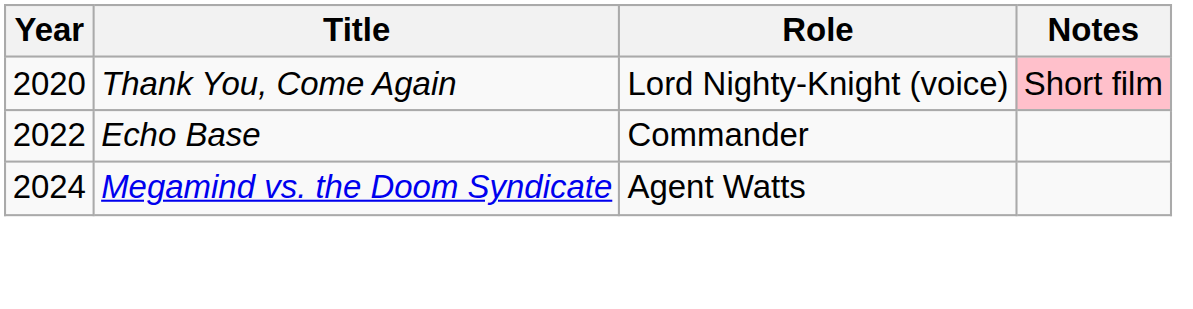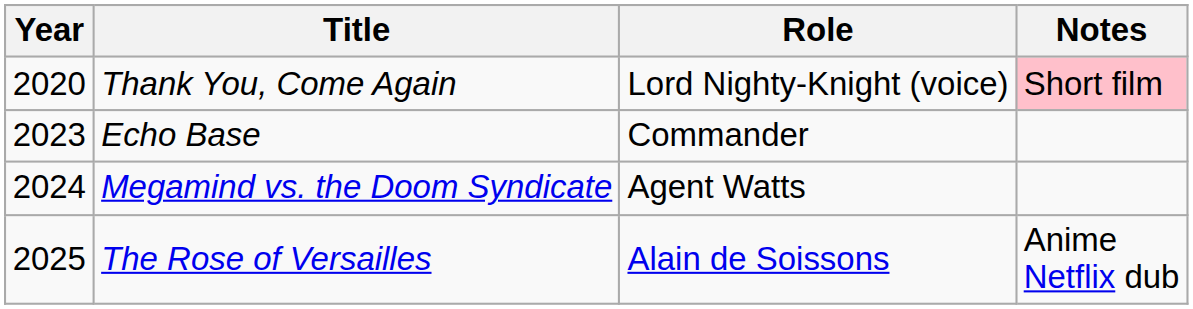(49, 135) 2022 -> (49, 135) 2023
+ row: (266, 258)
